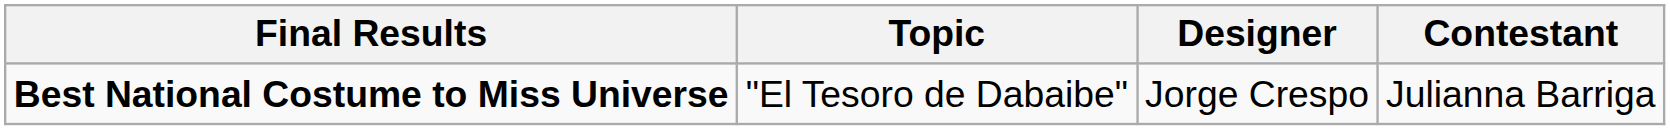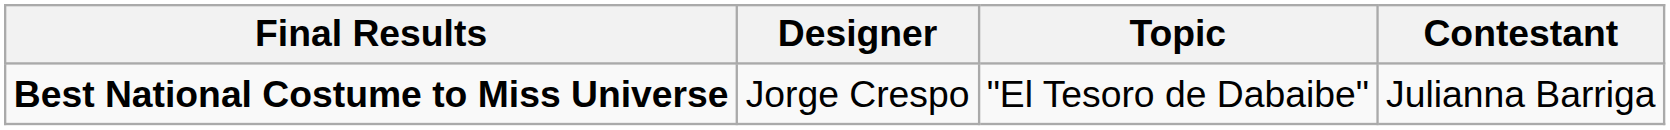columns swapped: (1257, 34) <-> (937, 34)
